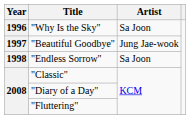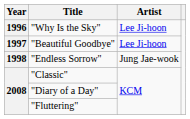(135, 28) Sa Joon -> (143, 28) Lee Ji-hoon
(149, 43) Jung Jae-wook -> (143, 43) Lee Ji-hoon
(135, 59) Sa Joon -> (149, 59) Jung Jae-wook
